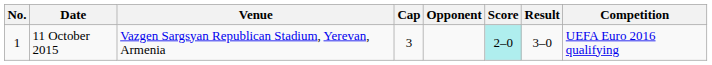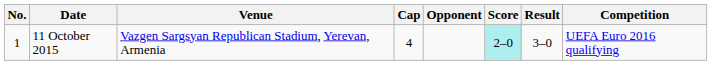(409, 42) 3 -> (409, 42) 4
